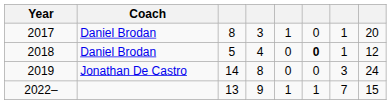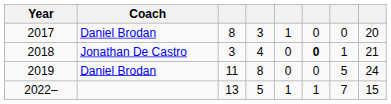(344, 33) 1 -> (344, 33) 0
(118, 52) Daniel Brodan -> (134, 52) Jonathan De Castro
(232, 52) 5 -> (232, 52) 3
(372, 52) 12 -> (372, 52) 21
(134, 71) Jonathan De Castro -> (118, 71) Daniel Brodan
(232, 71) 14 -> (232, 71) 11
(344, 71) 3 -> (344, 71) 5
(260, 90) 9 -> (260, 90) 5
